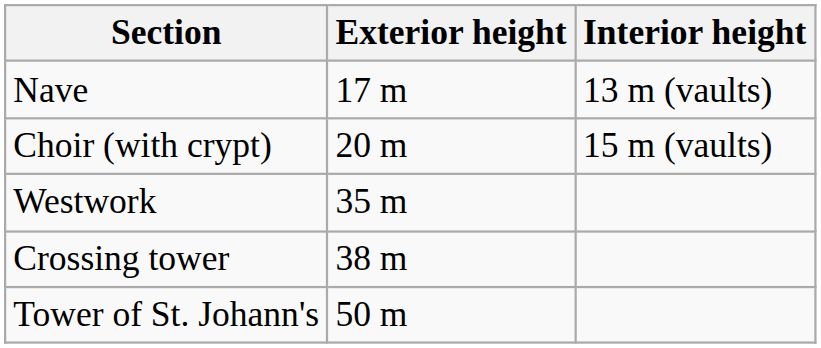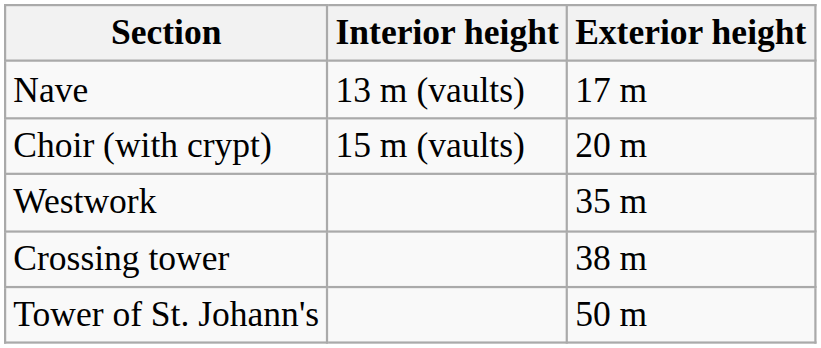columns swapped: (695, 32) <-> (451, 32)
